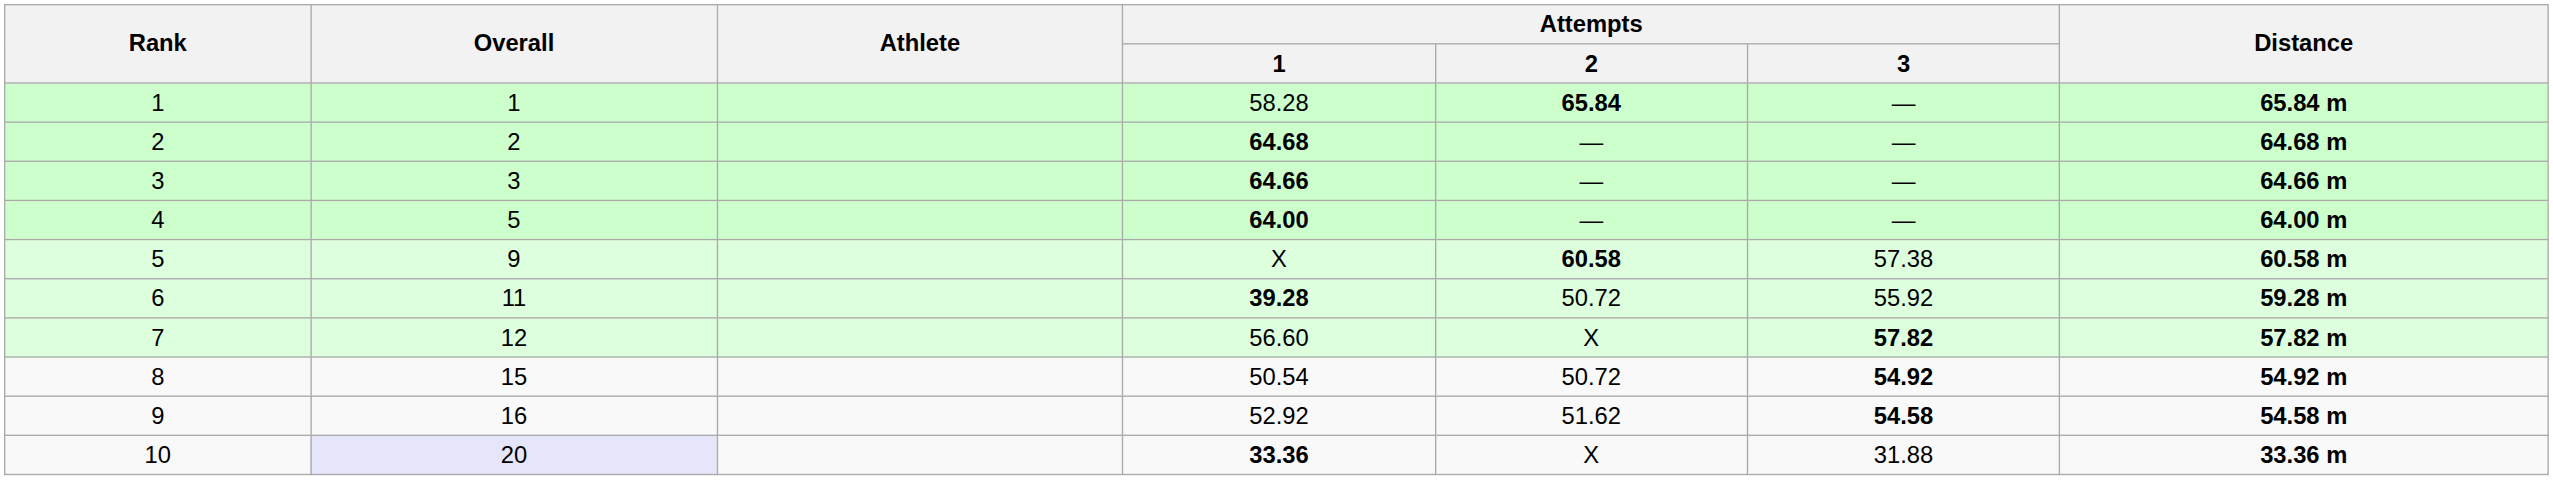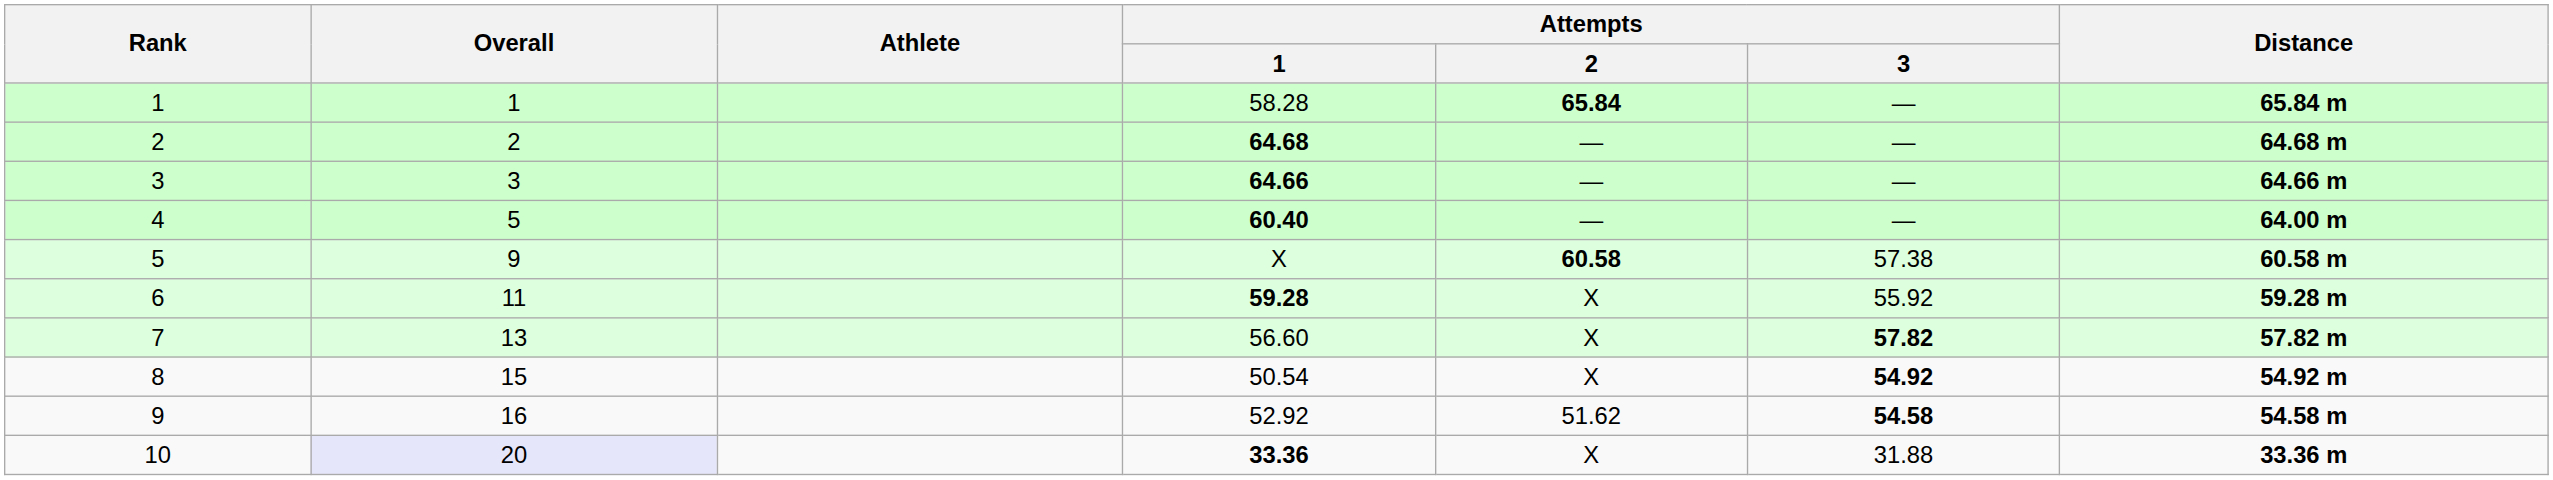(1279, 219) 64.00 -> (1279, 219) 60.40
(1279, 298) 39.28 -> (1279, 298) 59.28
(1591, 298) 50.72 -> (1591, 298) X
(514, 337) 12 -> (514, 337) 13
(1591, 376) 50.72 -> (1591, 376) X
